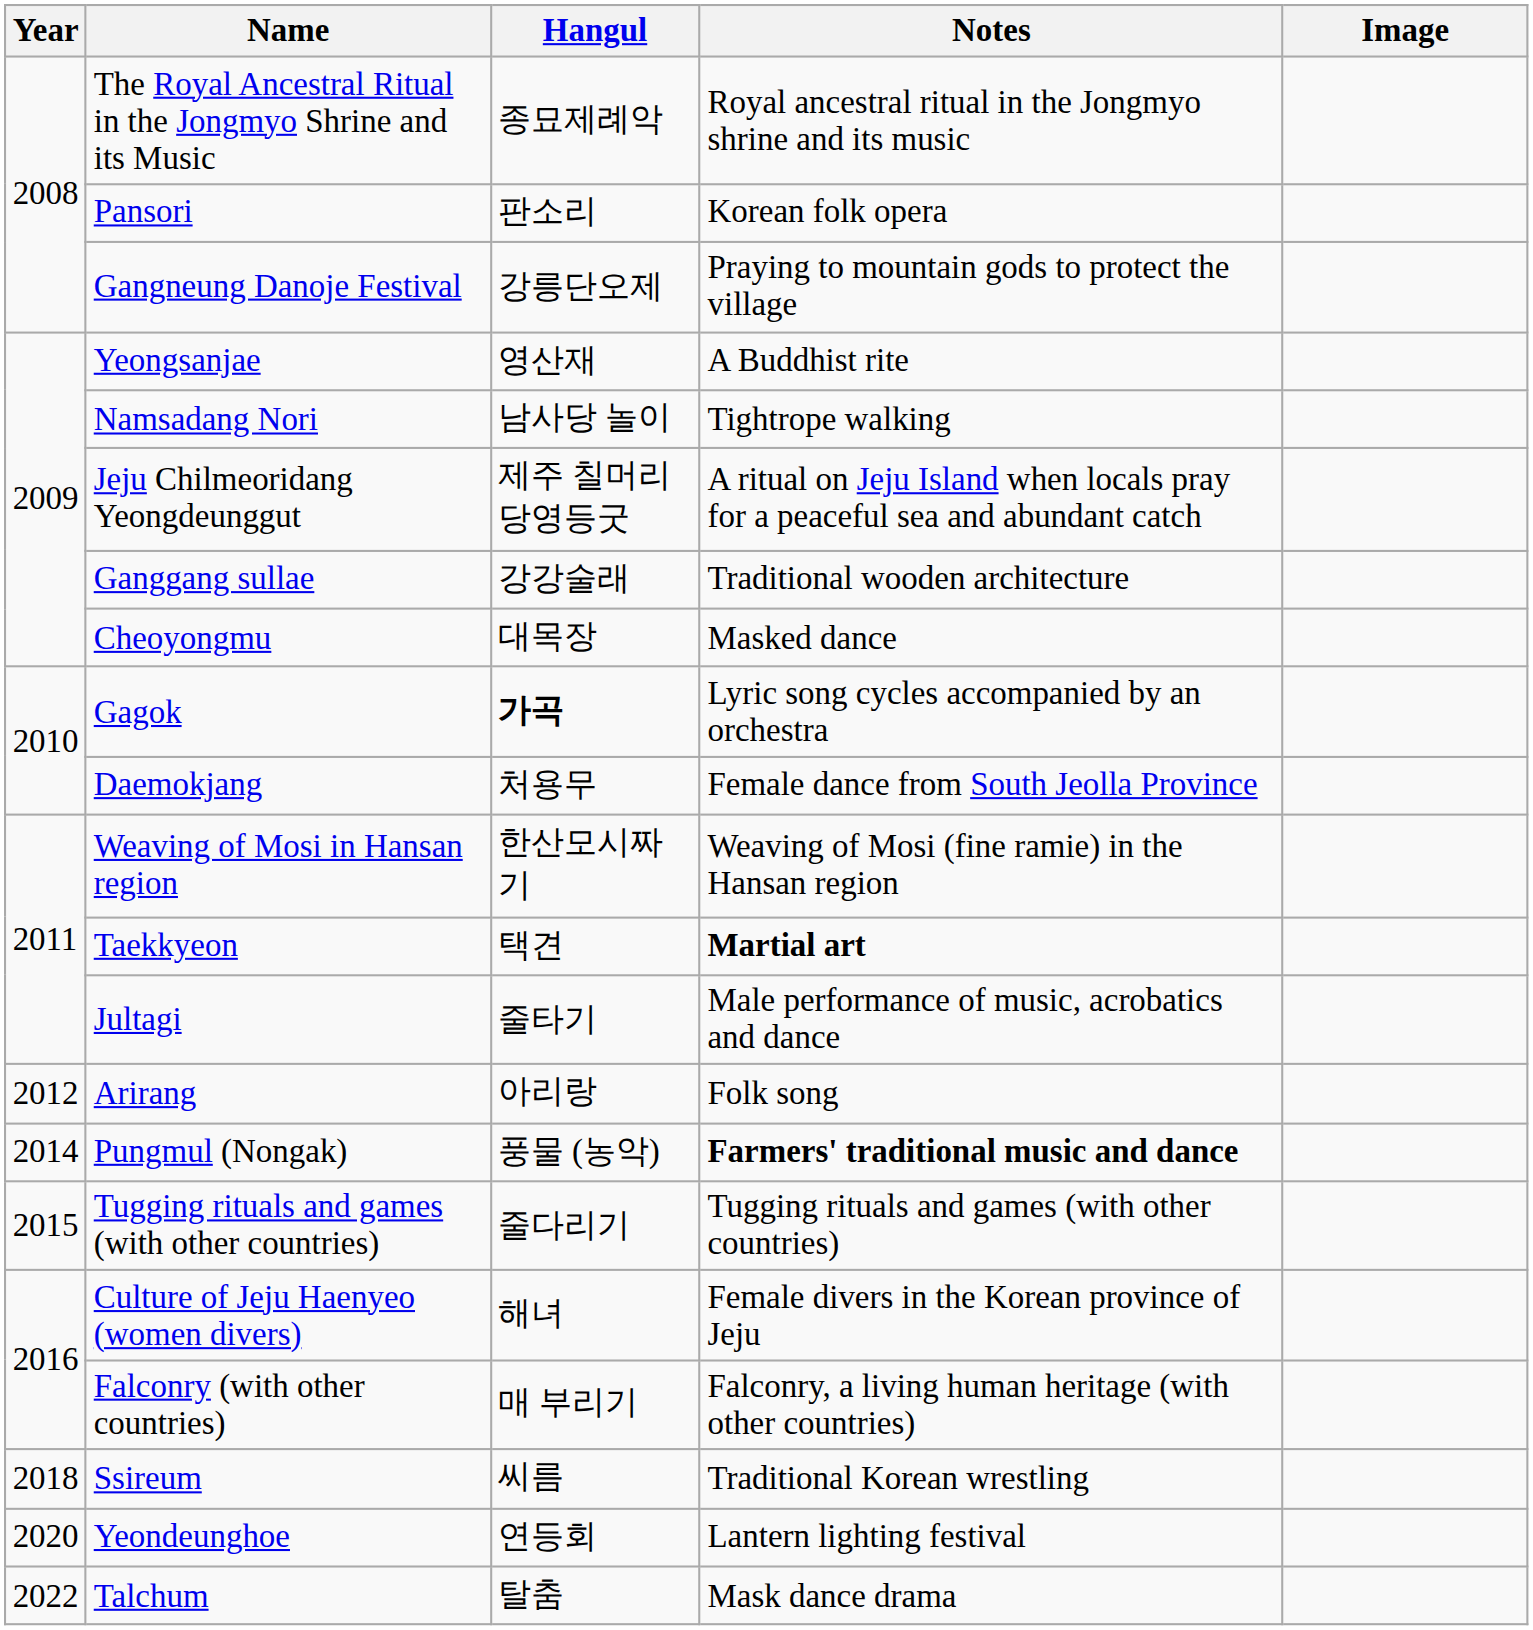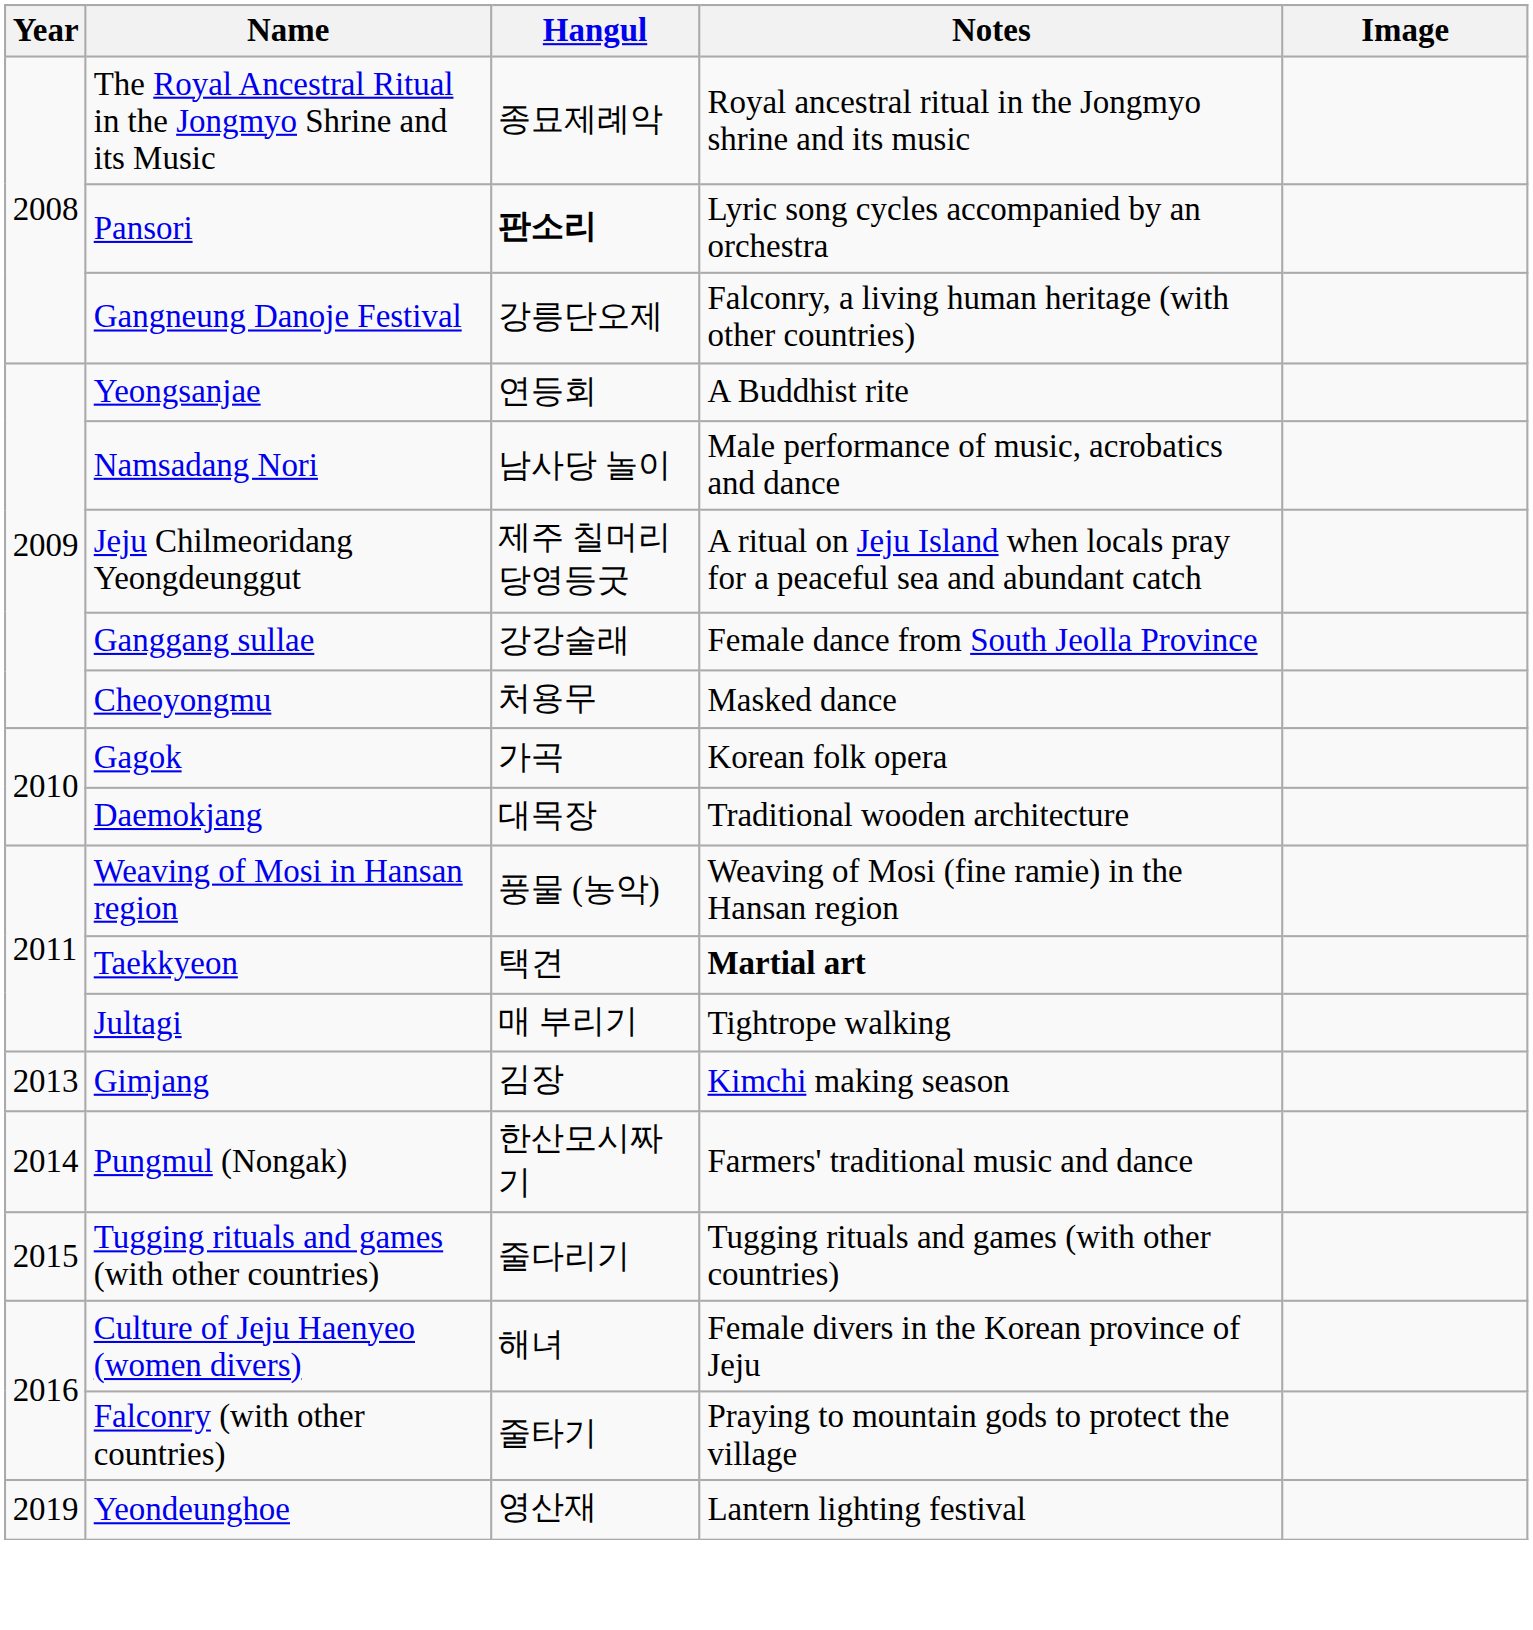(547, 211) normal -> (547, 226) bold
(827, 212) Korean folk opera -> (954, 227) Lyric song cycles accompanied by an orchestra
(968, 286) Praying to mountain gods to protect the village -> (968, 317) Falconry, a living human heritage (with other countries)
(547, 359) 영산재 -> (547, 390) 연등회
(829, 418) Tightrope walking -> (965, 465) Male performance of music, acrobatics and dance
(918, 578) Traditional wooden architecture -> (983, 640) Female dance from South Jeolla Province
(547, 636) 대목장 -> (547, 698) 처용무
(531, 710) bold -> (531, 756) normal
(954, 711) Lyric song cycles accompanied by an orchestra -> (827, 757) Korean folk opera
(547, 784) 처용무 -> (547, 814) 대목장
(983, 785) Female dance from South Jeolla Province -> (918, 816) Traditional wooden architecture
(580, 864) 한산모시짜기 -> (579, 888) 풍물 (농악)
(547, 1018) 줄타기 -> (568, 1021) 매 부리기
(965, 1019) Male performance of music, acrobatics and dance -> (829, 1022) Tightrope walking
- row: (145, 1093)
+ row: (151, 1080)
(579, 1150) 풍물 (농악) -> (580, 1159) 한산모시짜기
(973, 1151) bold -> (950, 1160) normal
(568, 1403) 매 부리기 -> (547, 1434) 줄타기
(968, 1404) Falconry, a living human heritage (with other countries) -> (968, 1435) Praying to mountain gods to protect the village
- row: (148, 1478)
(46, 1536) 2020 -> (46, 1508) 2019
(547, 1535) 연등회 -> (547, 1507) 영산재
- row: (151, 1594)
